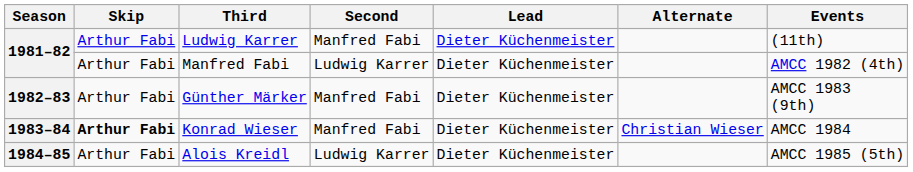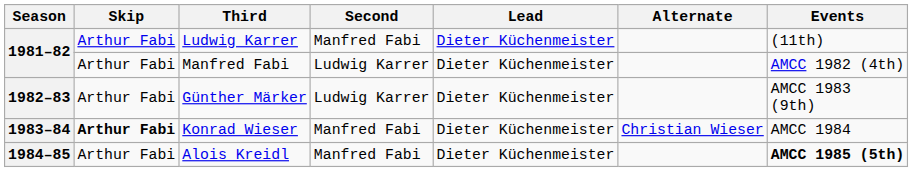(367, 98) Manfred Fabi -> (372, 98) Ludwig Karrer
(372, 155) Ludwig Karrer -> (367, 155) Manfred Fabi
(838, 155) normal -> (838, 155) bold
